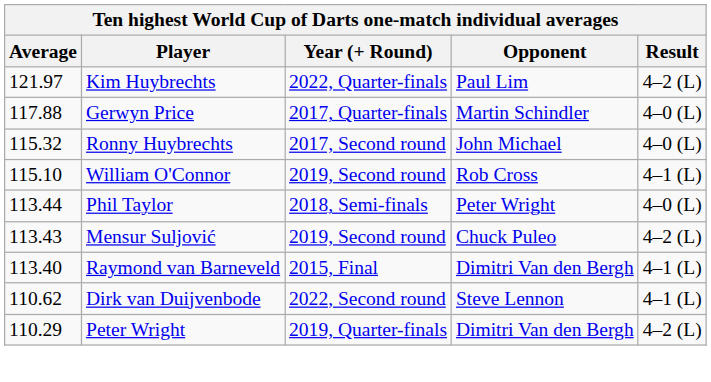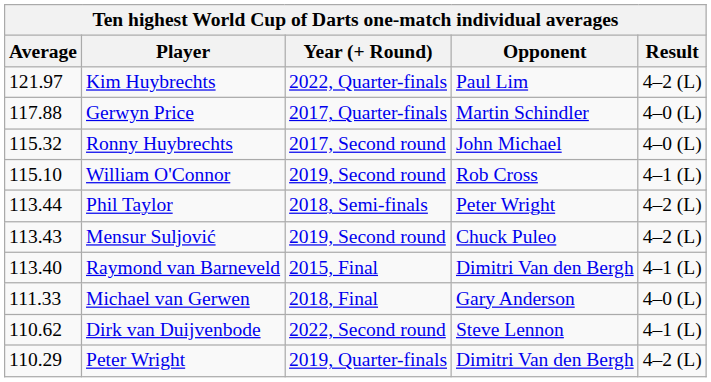(672, 205) 4–0 (L) -> (672, 205) 4–2 (L)
+ row: (168, 298)
